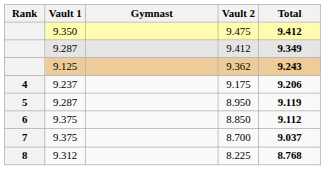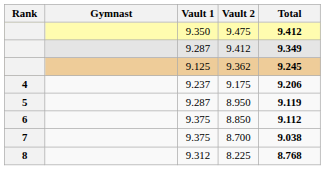columns swapped: (152, 13) <-> (65, 13)
(290, 66) 9.243 -> (290, 66) 9.245
(290, 138) 9.037 -> (290, 138) 9.038
